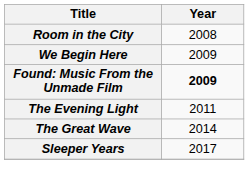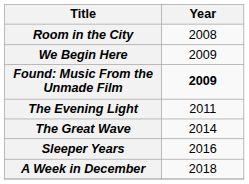(203, 149) 2017 -> (203, 149) 2016
+ row: (83, 169)
